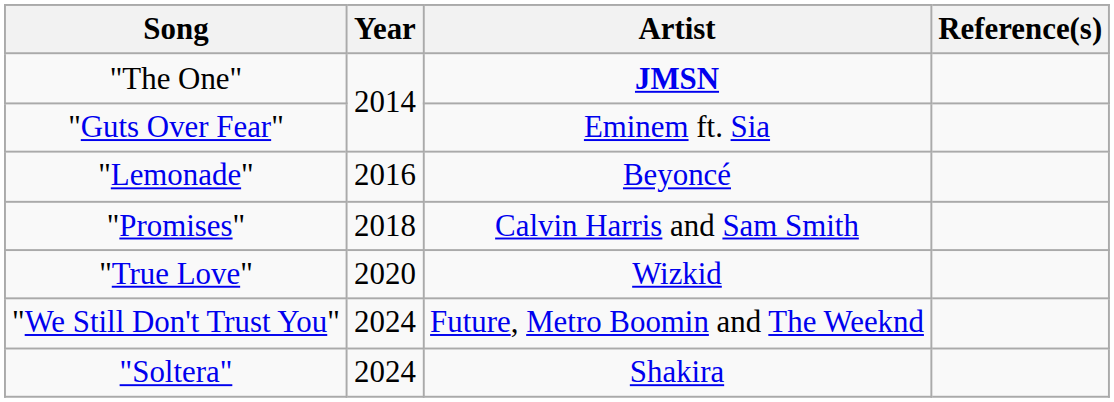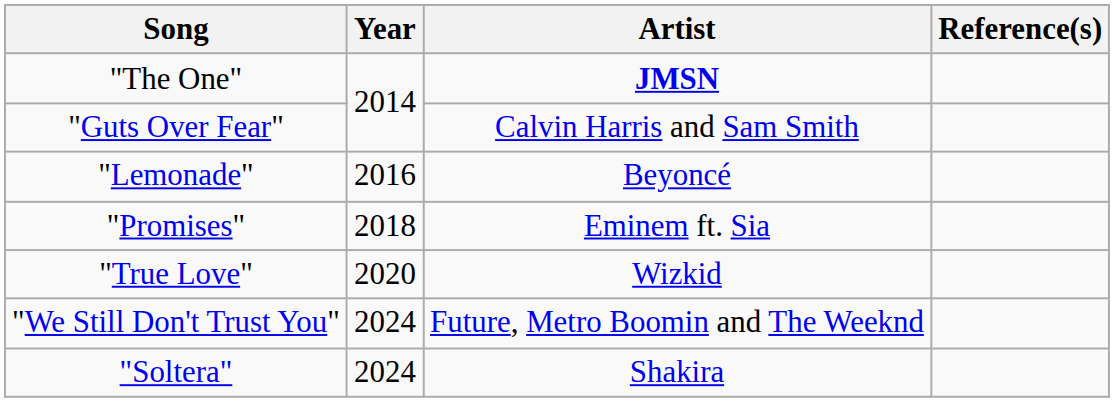(677, 126) Eminem ft. Sia -> (677, 126) Calvin Harris and Sam Smith
(677, 224) Calvin Harris and Sam Smith -> (677, 224) Eminem ft. Sia
